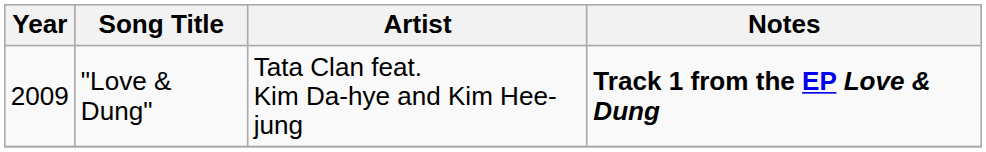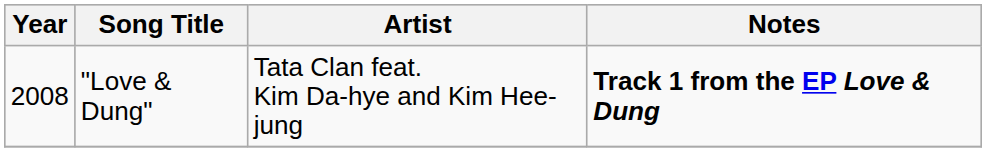(40, 95) 2009 -> (40, 95) 2008
